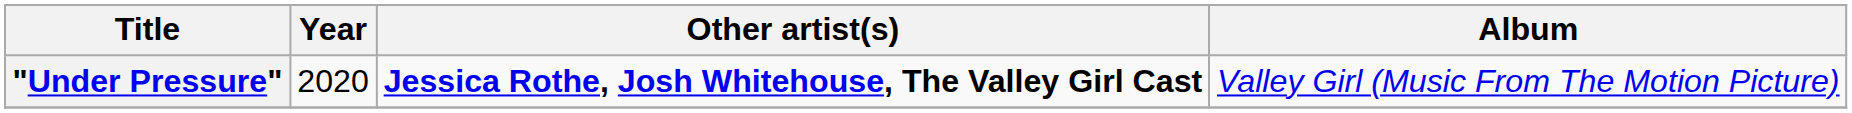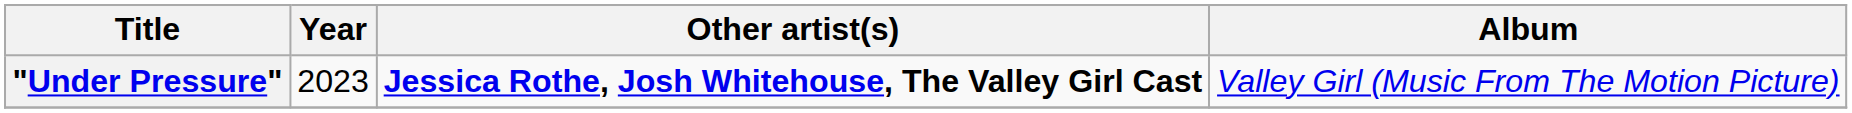(333, 81) 2020 -> (333, 81) 2023
